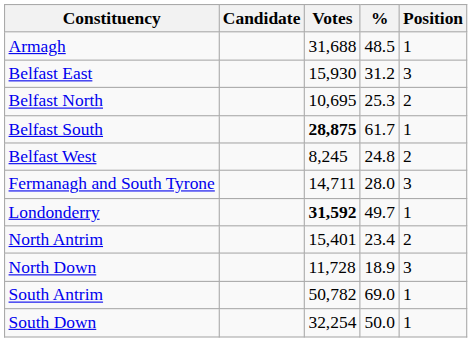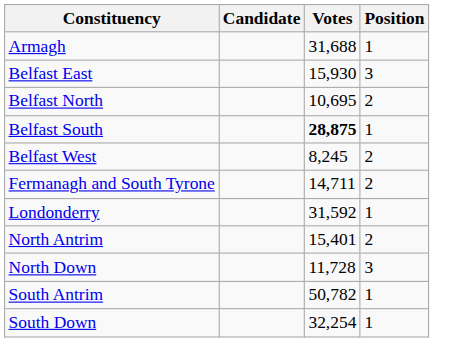- column: (380, 18)
(407, 184) 3 -> (369, 184) 2
(332, 211) bold -> (332, 211) normal
